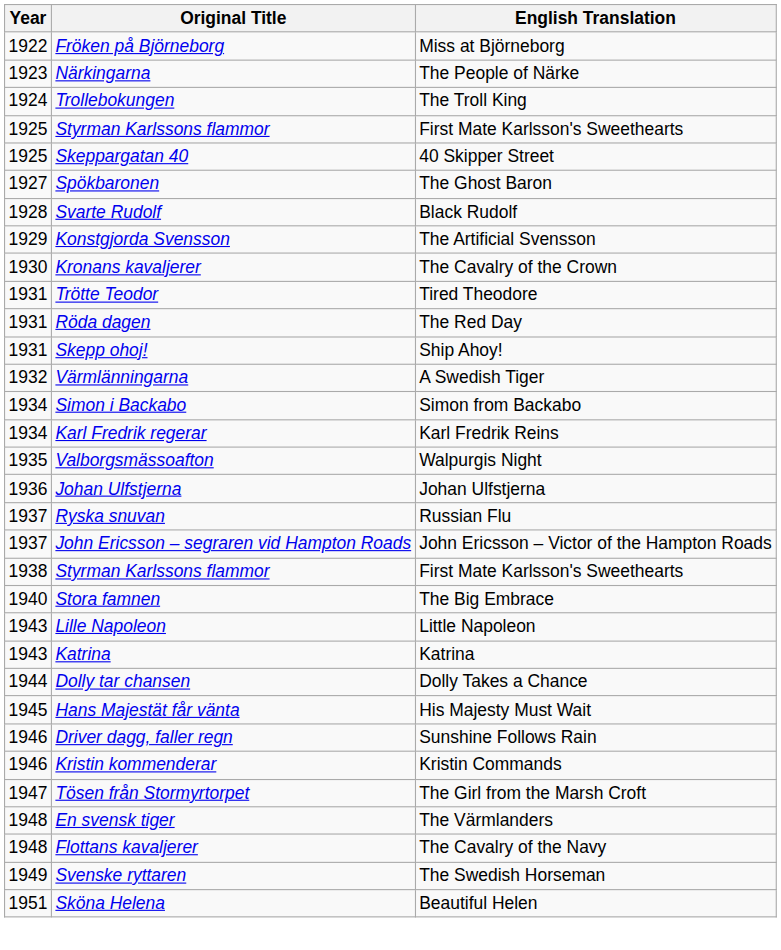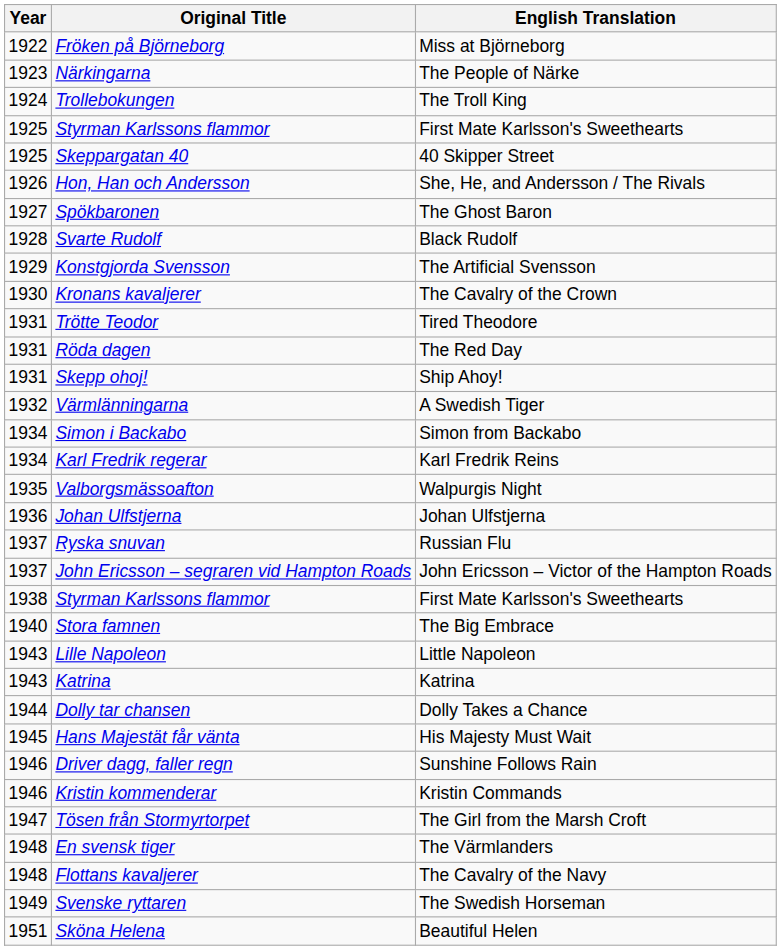+ row: (28, 184)
